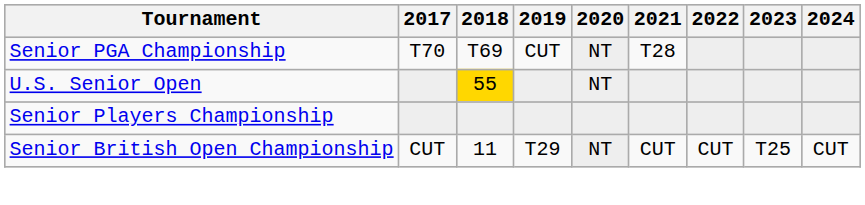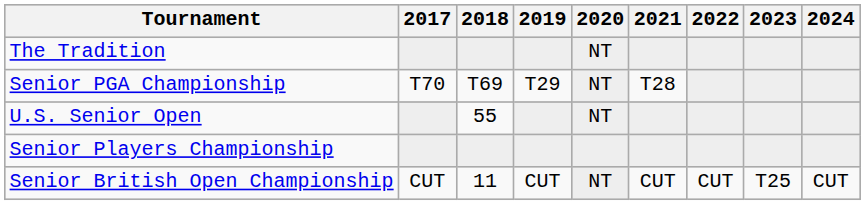+ row: (88, 54)
(543, 54) CUT -> (543, 86) T29
(485, 86) gold background -> (485, 118) no background
(543, 150) T29 -> (543, 183) CUT
